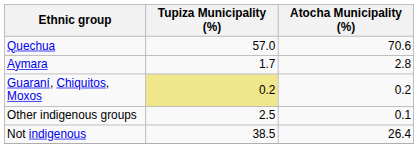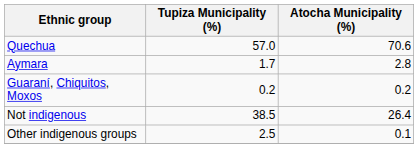(267, 90) khaki background -> (267, 90) no background
rows swapped: (47, 134) <-> (72, 115)
